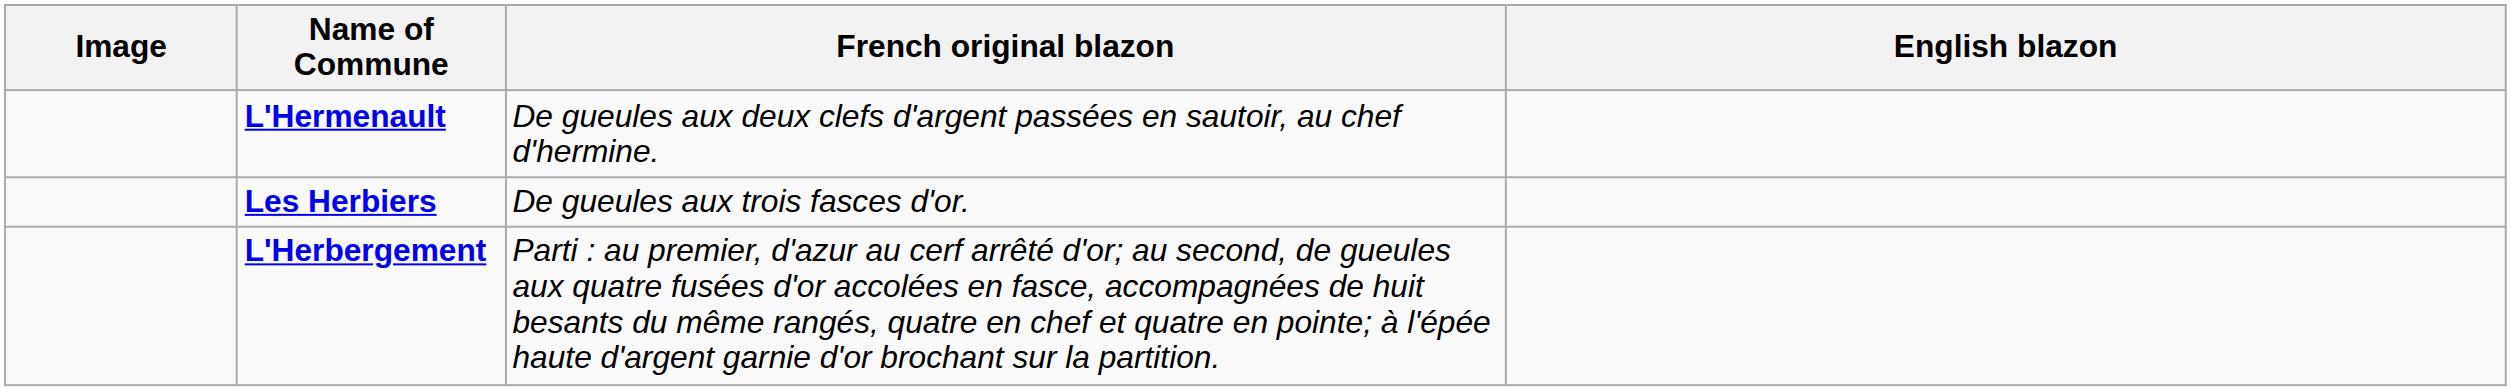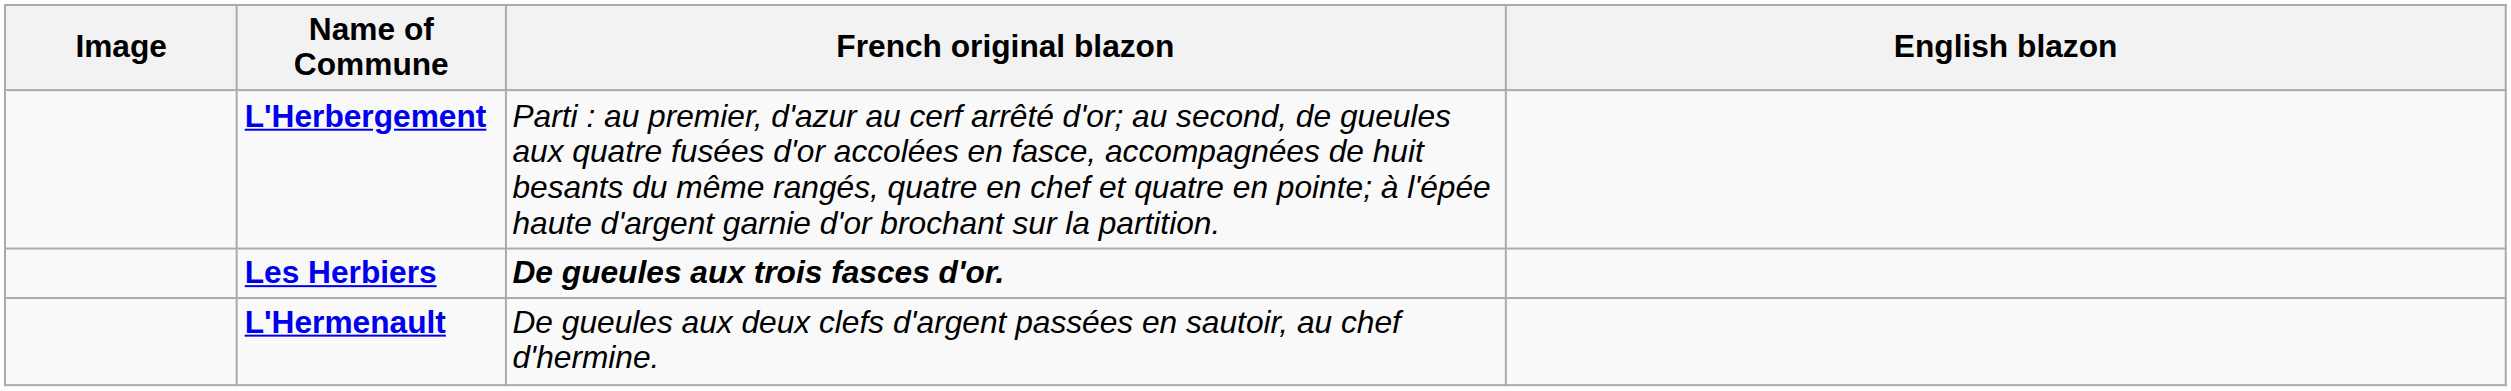rows swapped: (366, 251) <-> (345, 115)
(741, 201) normal -> (758, 272) bold
